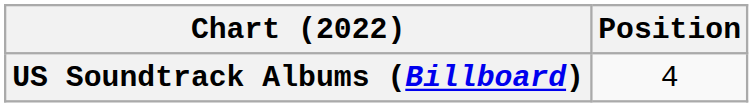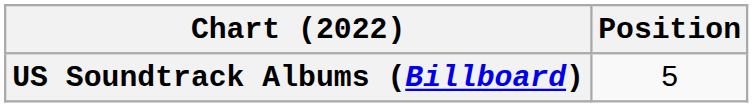(670, 78) 4 -> (670, 78) 5
